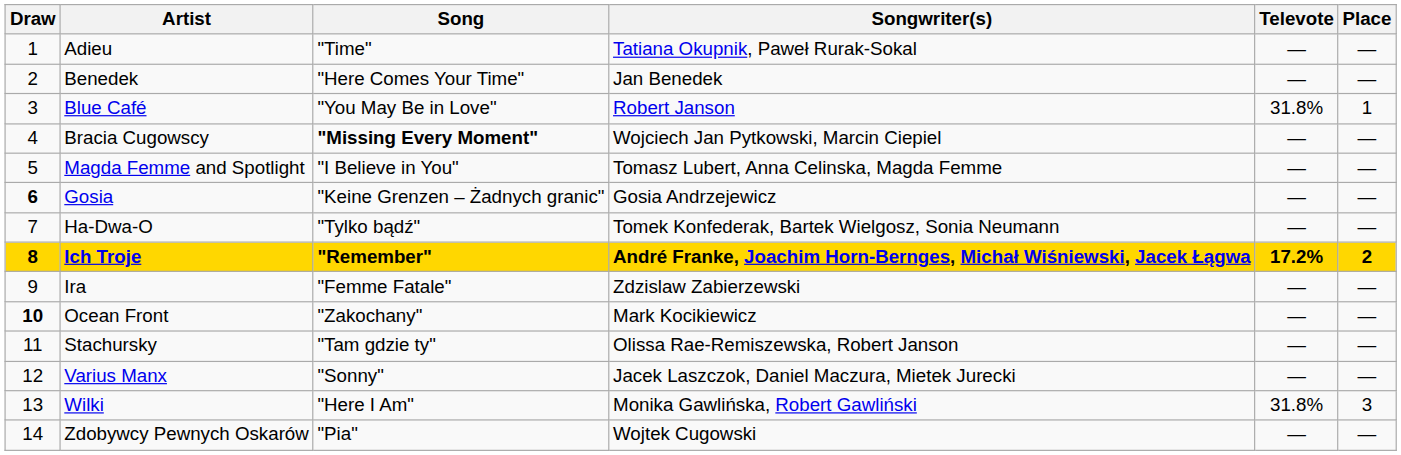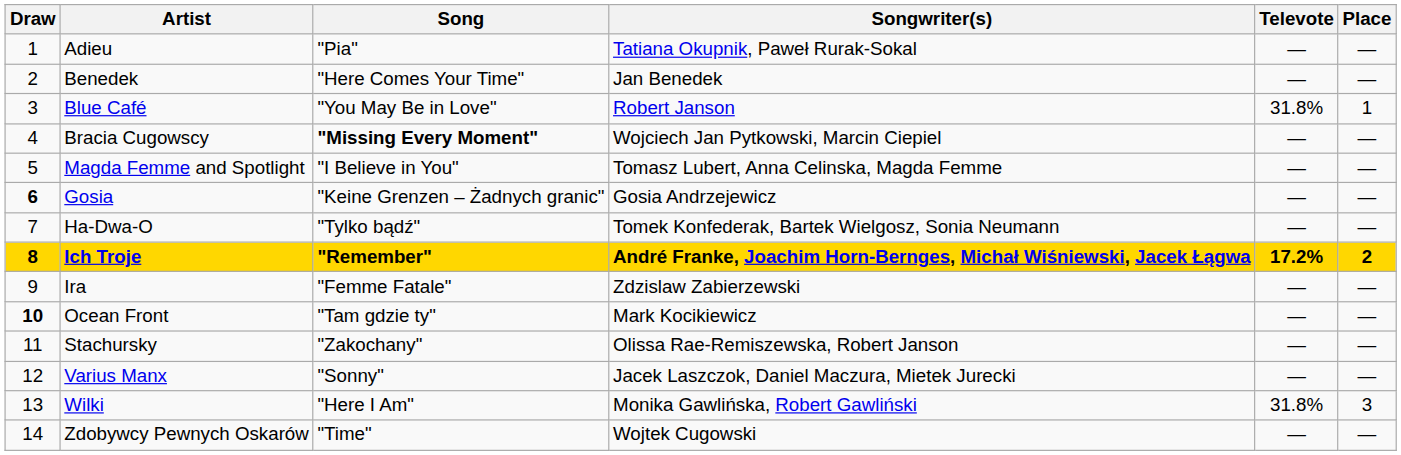(345, 49) "Time" -> (338, 49) "Pia"
(370, 316) "Zakochany" -> (377, 316) "Tam gdzie ty"
(377, 345) "Tam gdzie ty" -> (370, 345) "Zakochany"
(338, 434) "Pia" -> (345, 434) "Time"
